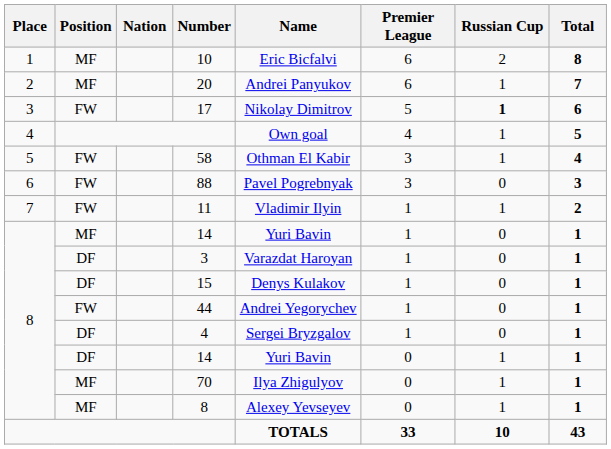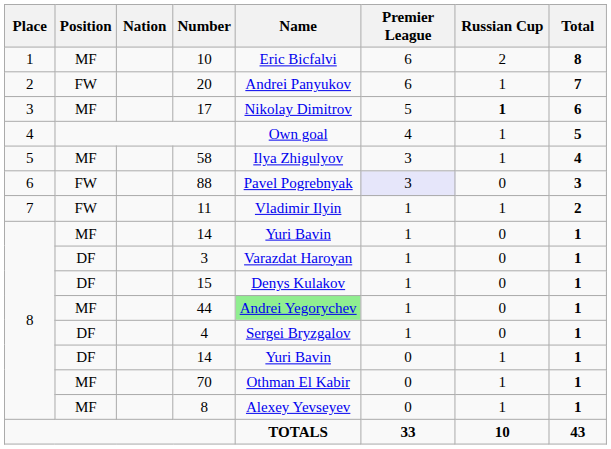(86, 84) MF -> (86, 84) FW
(86, 109) FW -> (86, 109) MF
(86, 158) FW -> (86, 158) MF
(298, 158) Othman El Kabir -> (298, 158) Ilya Zhigulyov
(408, 183) no background -> (408, 183) lavender background
(86, 307) FW -> (86, 307) MF
(298, 307) no background -> (298, 307) lightgreen background
(298, 382) Ilya Zhigulyov -> (298, 382) Othman El Kabir
